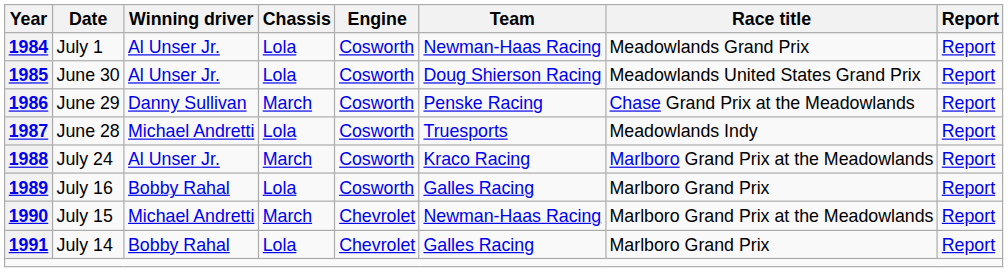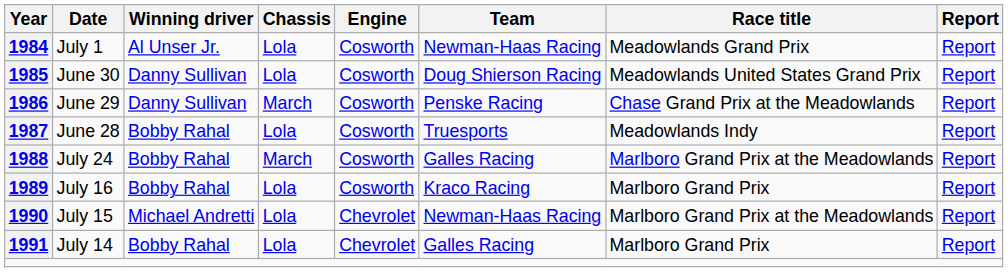(174, 75) Al Unser Jr. -> (187, 75) Danny Sullivan
(191, 131) Michael Andretti -> (179, 131) Bobby Rahal
(174, 160) Al Unser Jr. -> (179, 160) Bobby Rahal
(477, 160) Kraco Racing -> (479, 160) Galles Racing
(479, 188) Galles Racing -> (477, 188) Kraco Racing
(287, 216) March -> (280, 216) Lola
